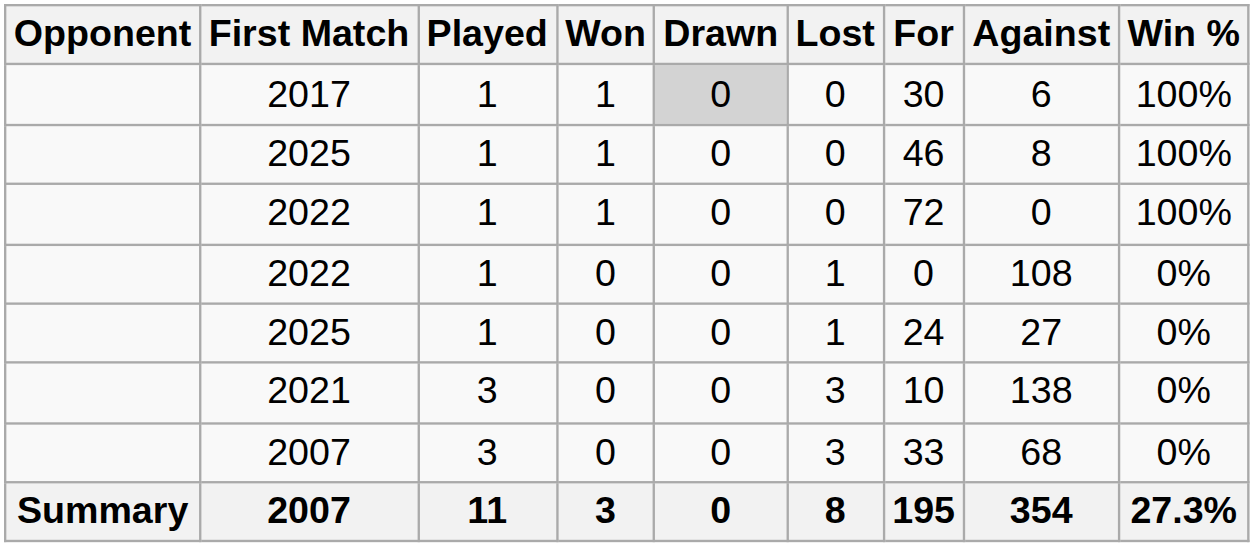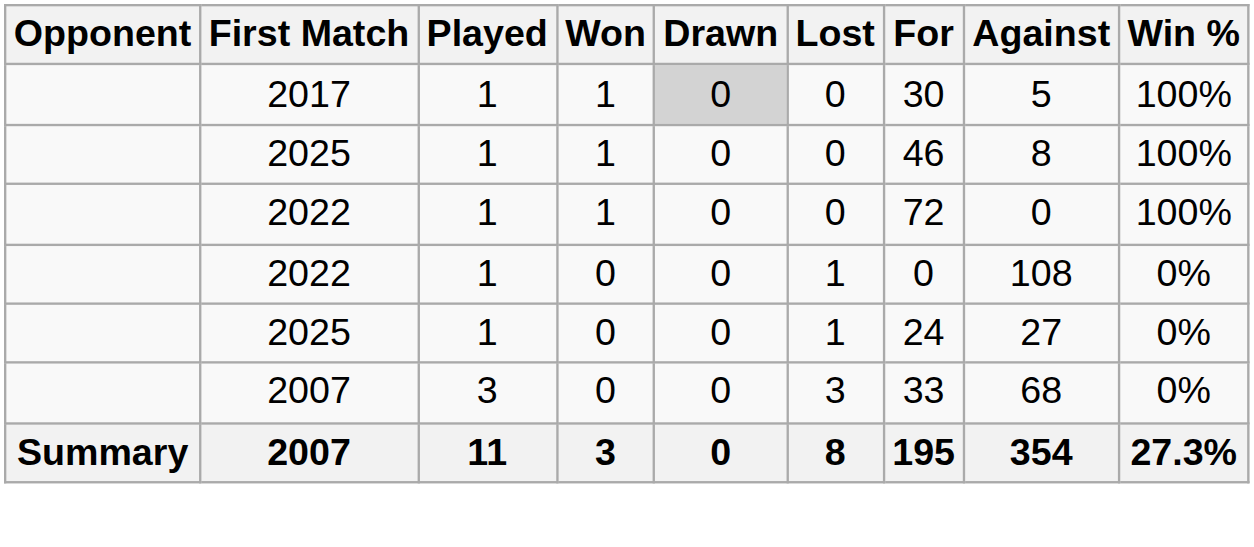(1041, 93) 6 -> (1041, 93) 5
- row: (309, 392)
